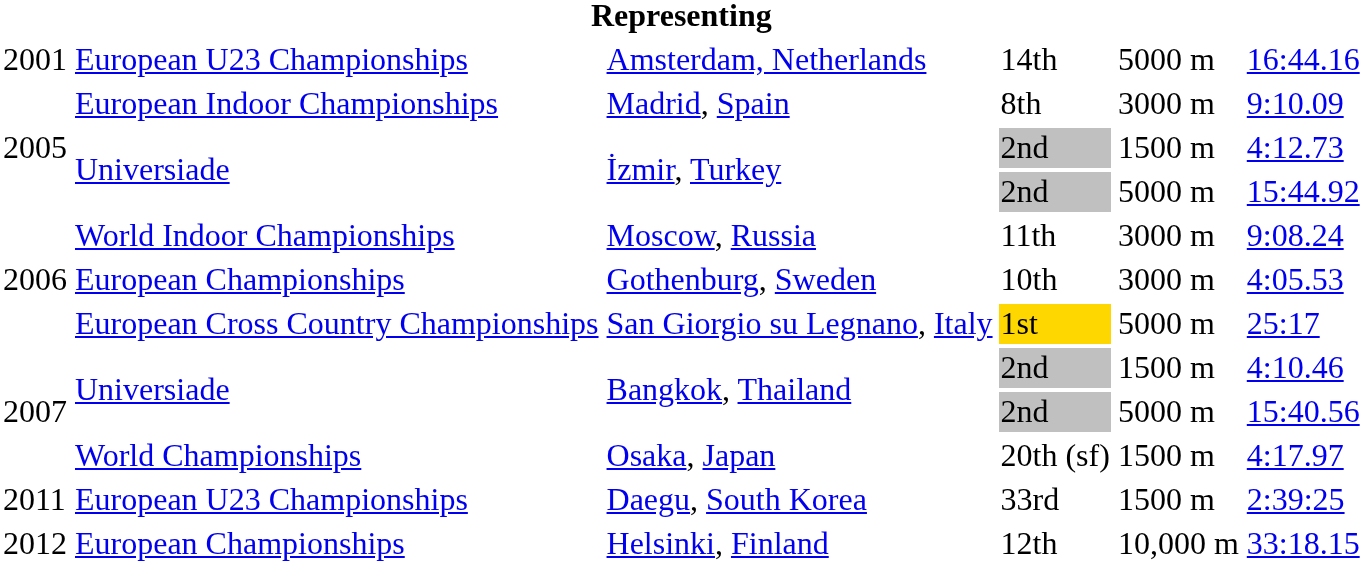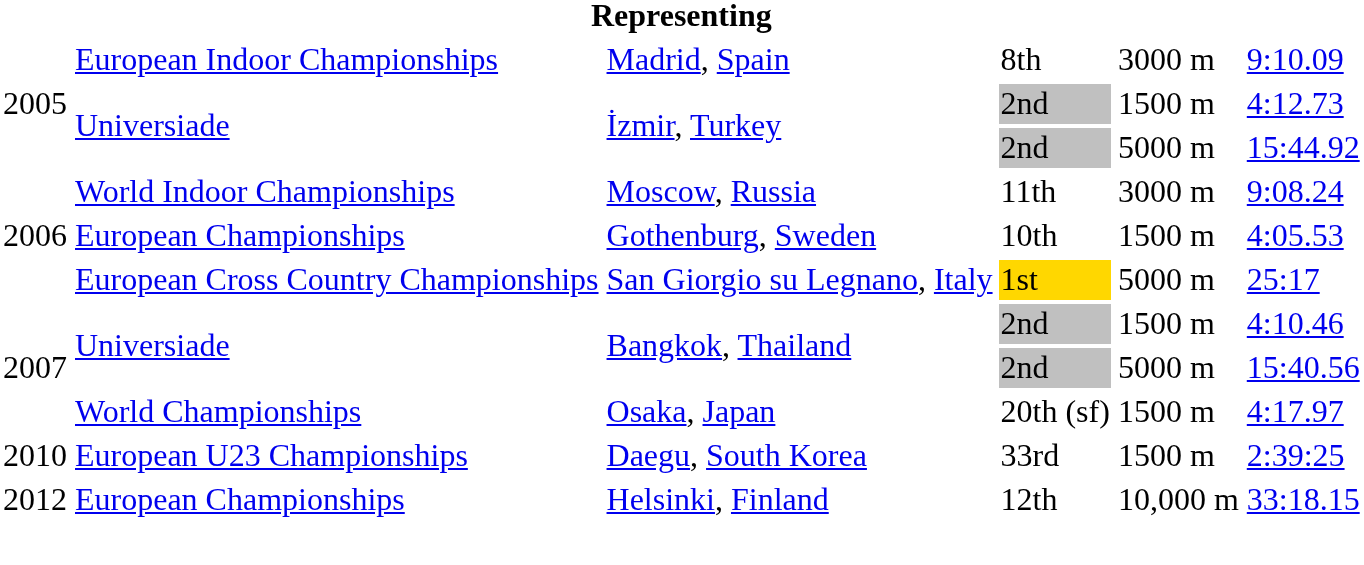- row: (766, 59)
(1166, 279) 3000 m -> (1166, 235) 1500 m
(34, 499) 2011 -> (35, 455) 2010
